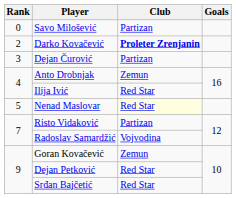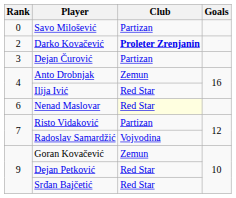(18, 106) 5 -> (18, 106) 6
